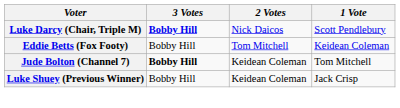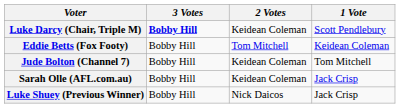(257, 29) Nick Daicos -> (269, 29) Keidean Coleman
(173, 62) bold -> (172, 62) normal
+ row: (75, 78)
(269, 78) Keidean Coleman -> (257, 95) Nick Daicos
